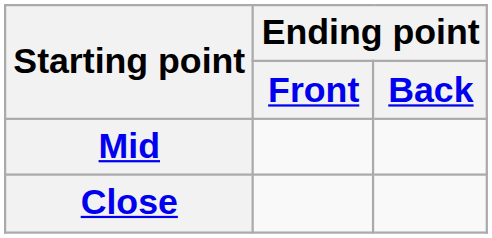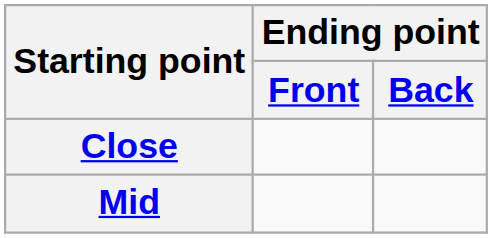rows swapped: (129, 202) <-> (129, 145)
